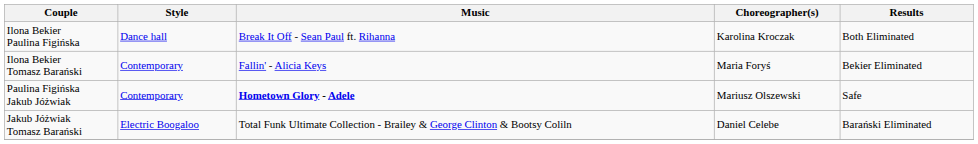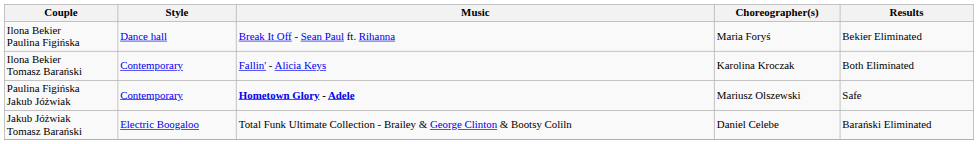(756, 36) Karolina Kroczak -> (744, 36) Maria Foryś
(878, 36) Both Eliminated -> (882, 36) Bekier Eliminated
(744, 65) Maria Foryś -> (756, 65) Karolina Kroczak
(882, 65) Bekier Eliminated -> (878, 65) Both Eliminated
